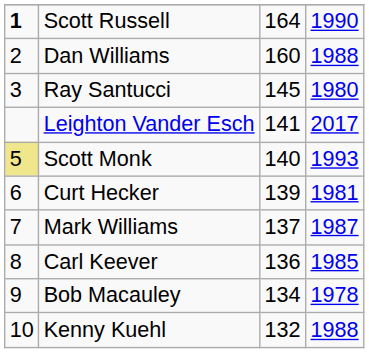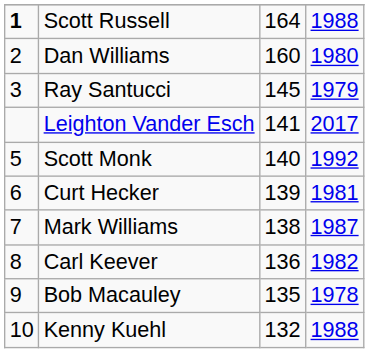(335, 21) 1990 -> (335, 21) 1988
(335, 55) 1988 -> (335, 55) 1980
(335, 90) 1980 -> (335, 90) 1979
(16, 158) khaki background -> (16, 158) no background
(335, 158) 1993 -> (335, 158) 1992
(283, 227) 137 -> (283, 227) 138
(335, 261) 1985 -> (335, 261) 1982
(283, 295) 134 -> (283, 295) 135
